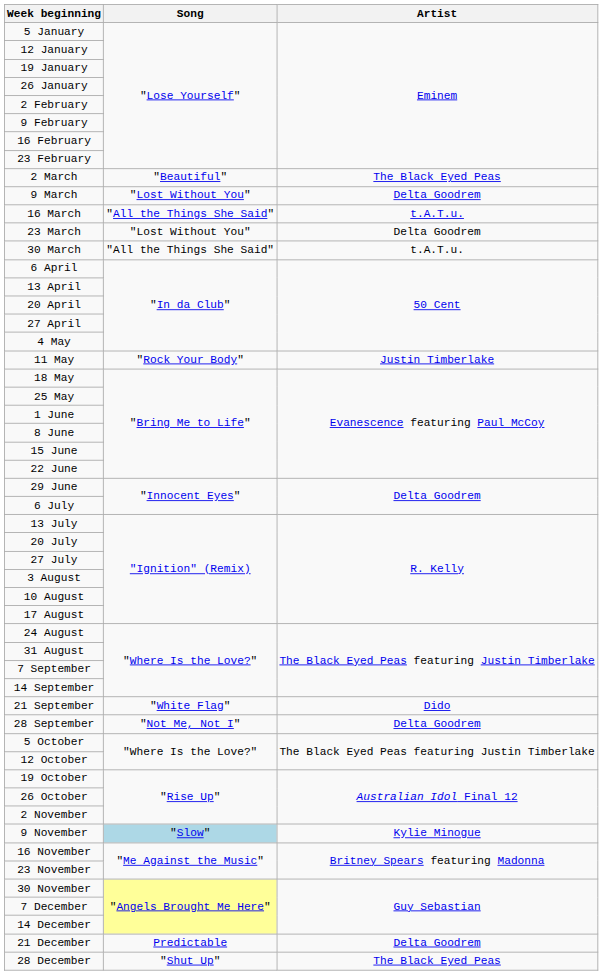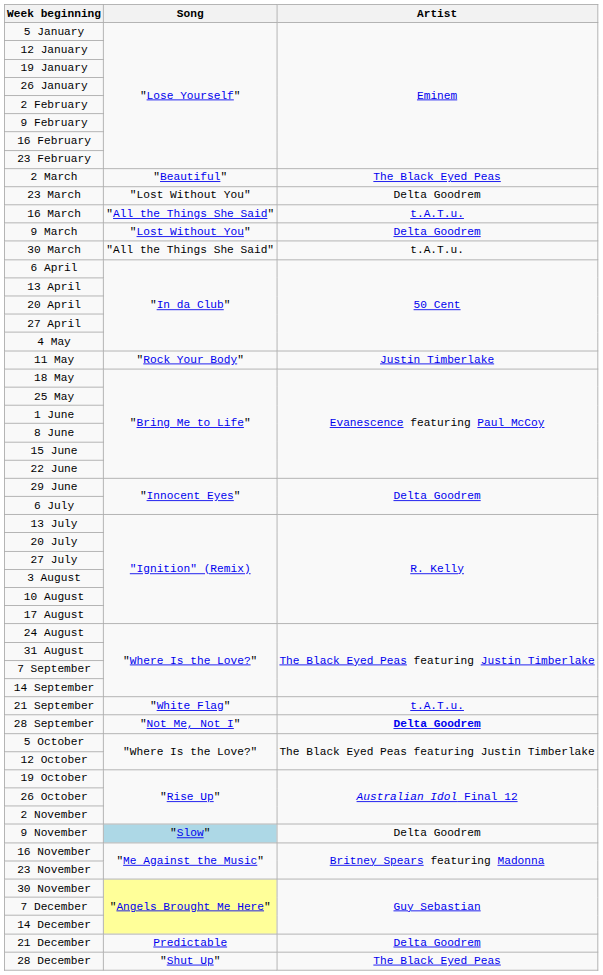rows swapped: (54, 196) <-> (54, 232)
(437, 706) Dido -> (437, 706) t.A.T.u.
(437, 724) normal -> (437, 724) bold
(437, 833) Kylie Minogue -> (437, 833) Delta Goodrem
